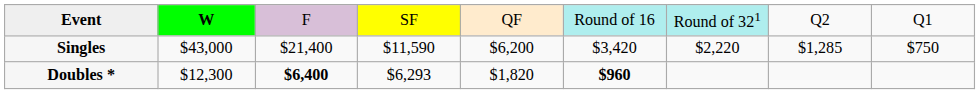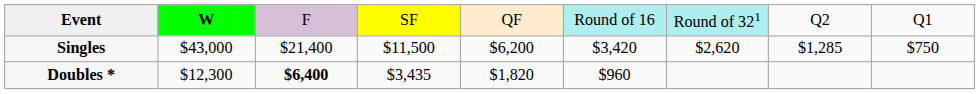(409, 49) $11,590 -> (409, 49) $11,500
(717, 49) $2,220 -> (717, 49) $2,620
(409, 75) $6,293 -> (409, 75) $3,435
(615, 75) bold -> (615, 75) normal
